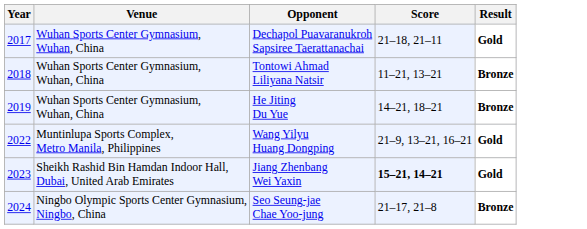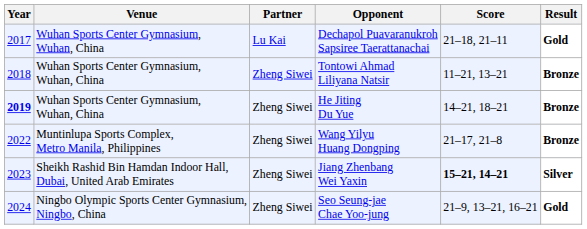+ column: (283, 14)
(19, 107) normal -> (19, 107) bold
(425, 141) 21–9, 13–21, 16–21 -> (473, 141) 21–17, 21–8
(490, 141) Gold -> (561, 141) Bronze
(490, 174) Gold -> (558, 174) Silver
(407, 208) 21–17, 21–8 -> (490, 208) 21–9, 13–21, 16–21
(496, 208) Bronze -> (556, 208) Gold
